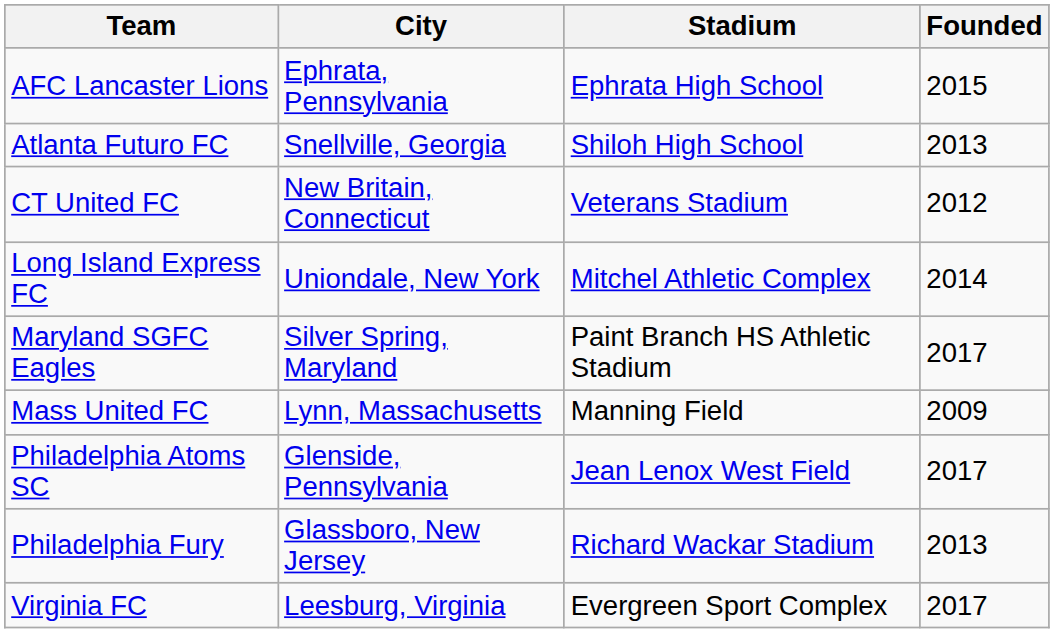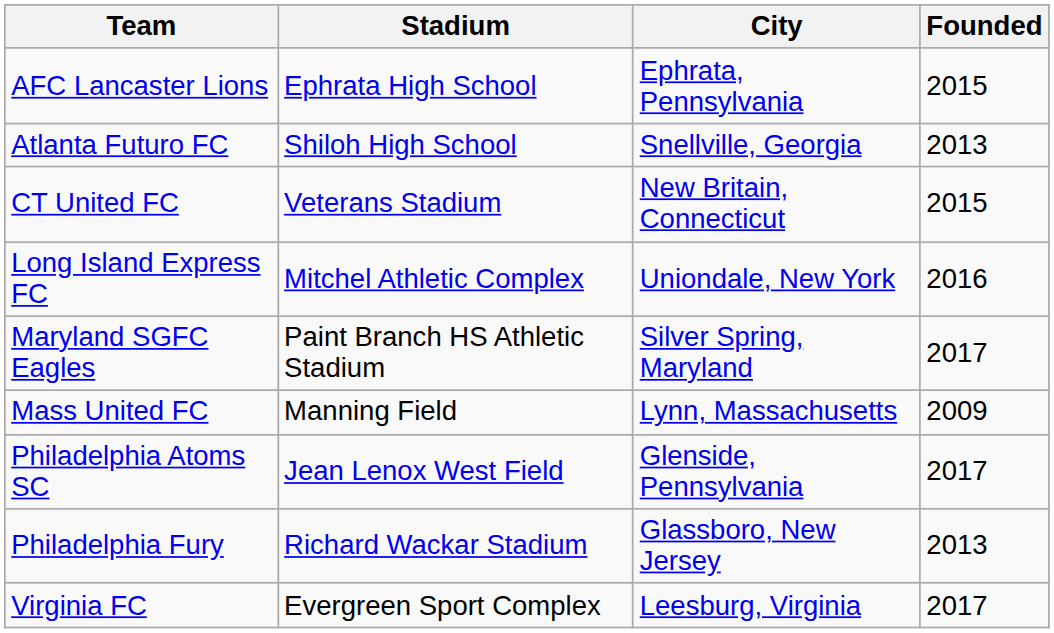columns swapped: (421, 26) <-> (742, 26)
(957, 203) 2012 -> (957, 203) 2015
(957, 278) 2014 -> (957, 278) 2016
